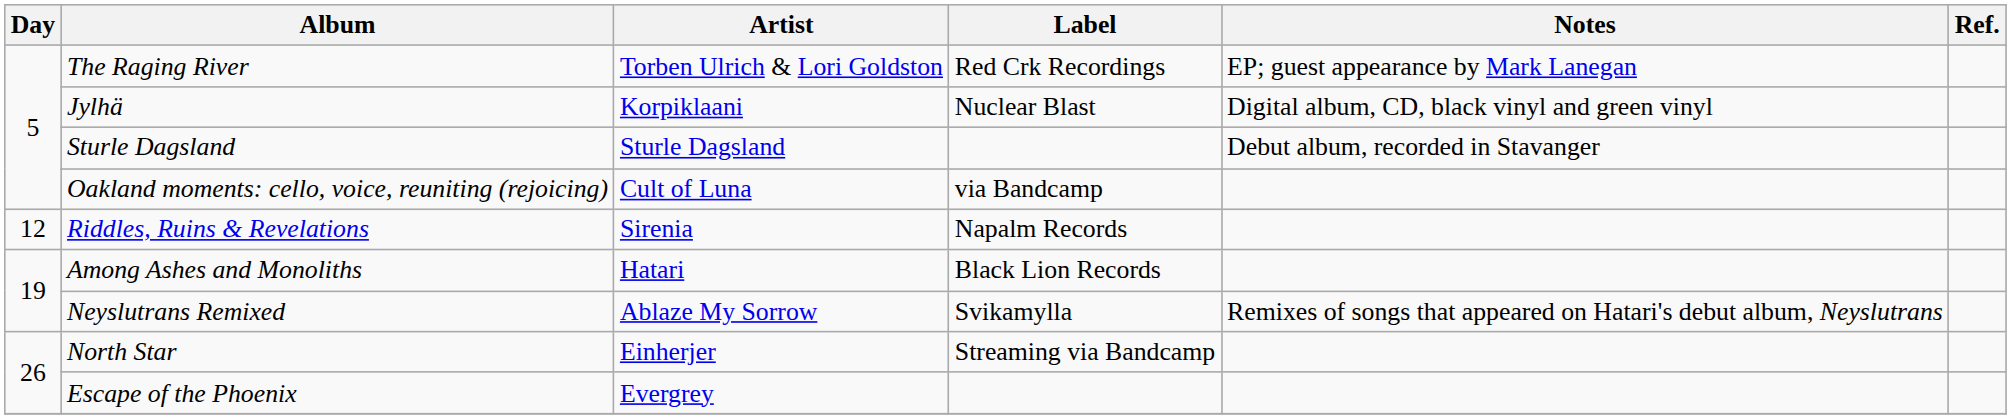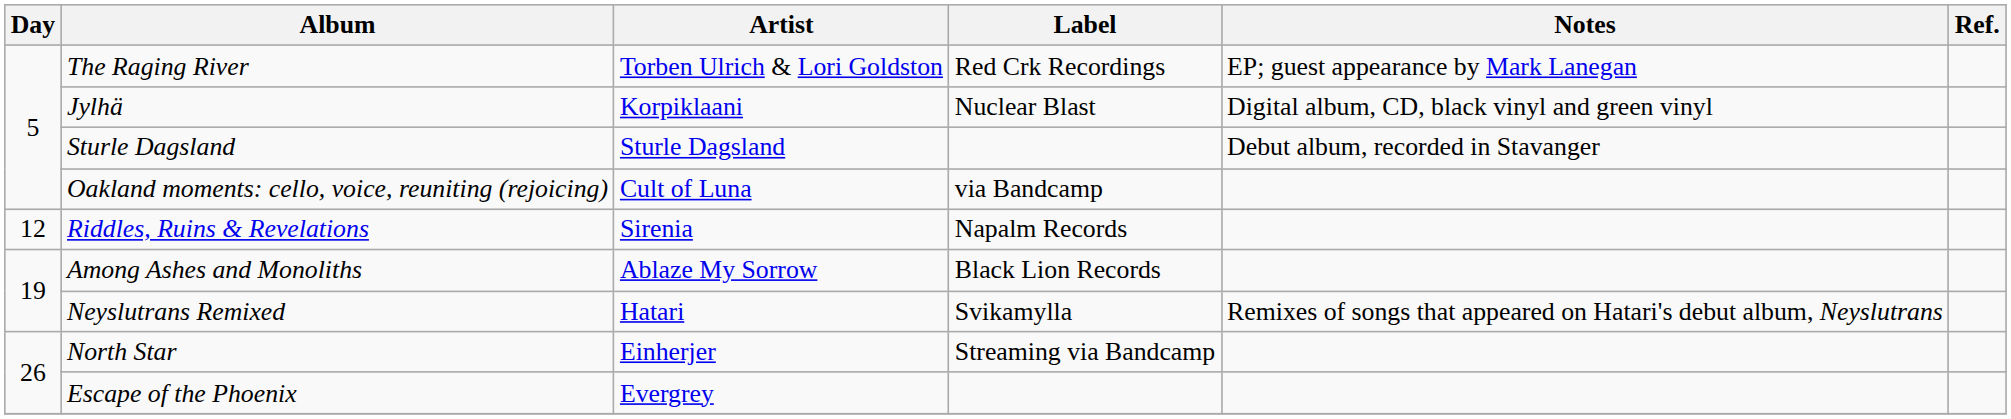(652, 270) Hatari -> (719, 270) Ablaze My Sorrow
(719, 310) Ablaze My Sorrow -> (652, 310) Hatari
